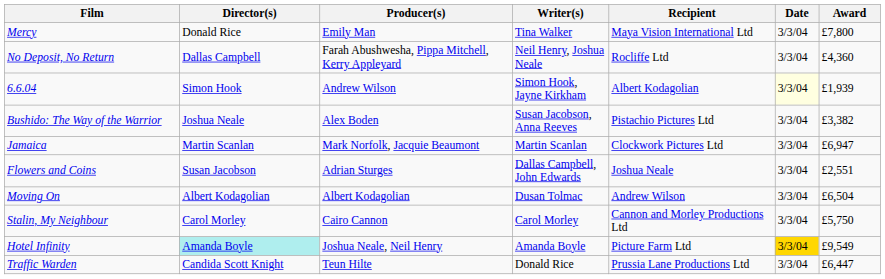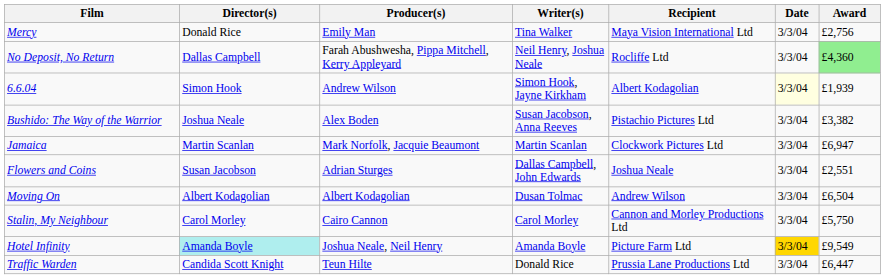(838, 32) £7,800 -> (838, 32) £2,756
(838, 57) no background -> (838, 57) lightgreen background
